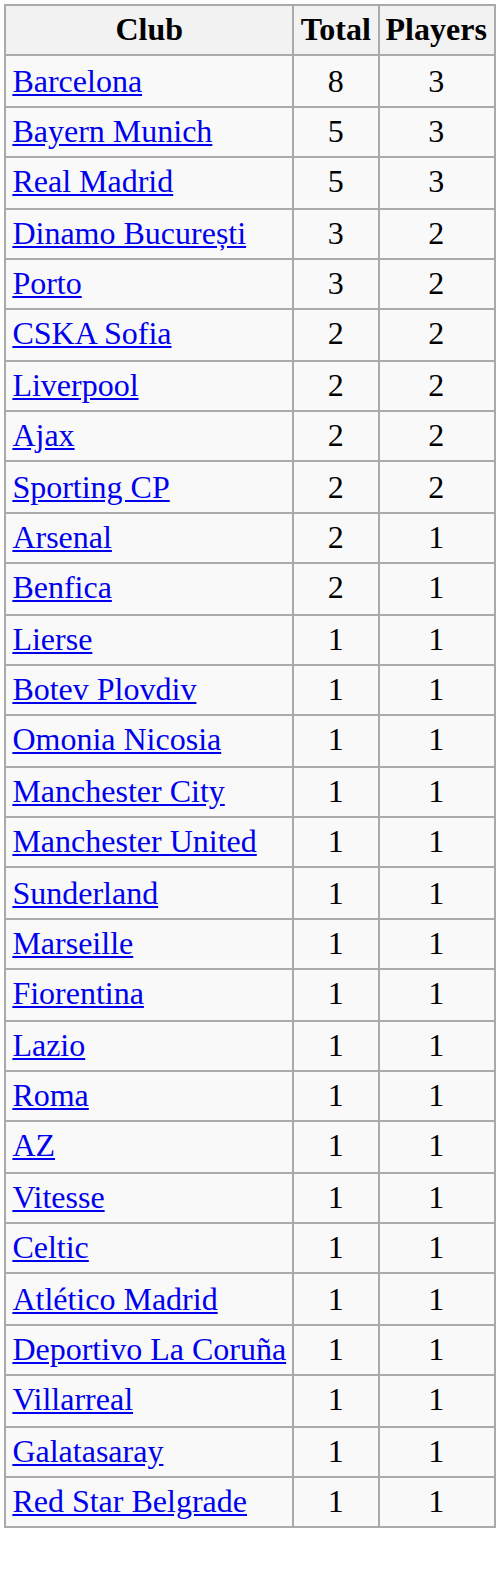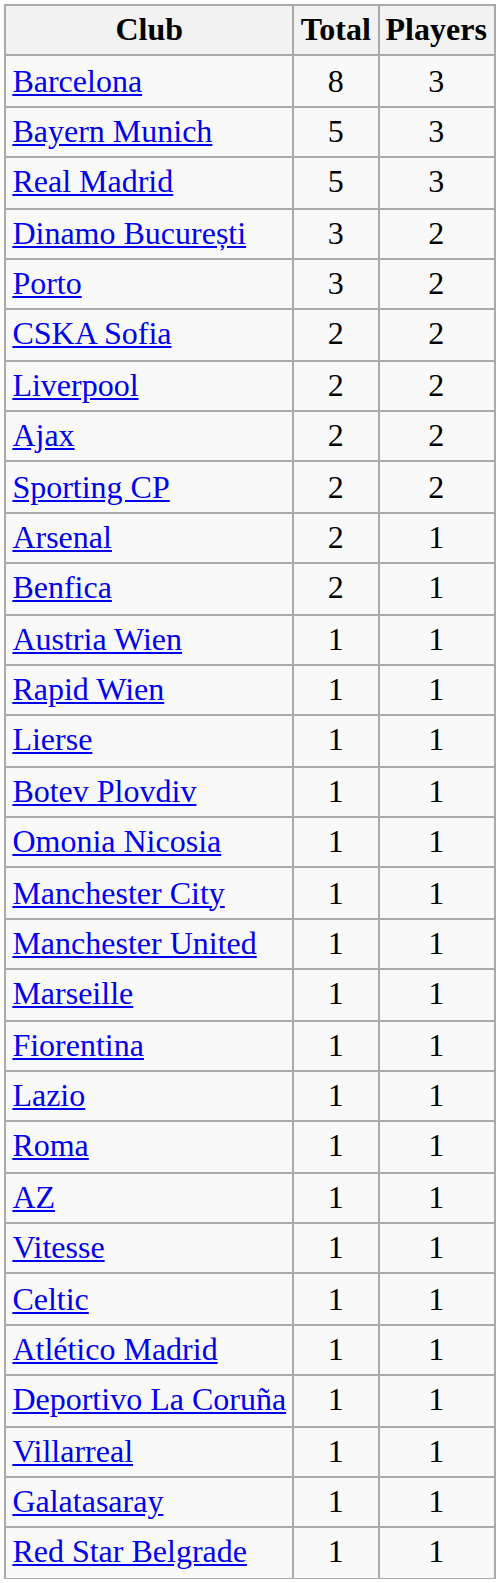+ row: (97, 638)
+ row: (88, 689)
- row: (85, 892)
